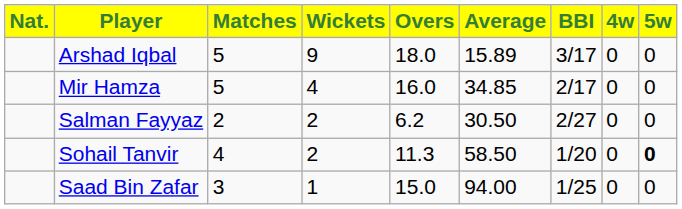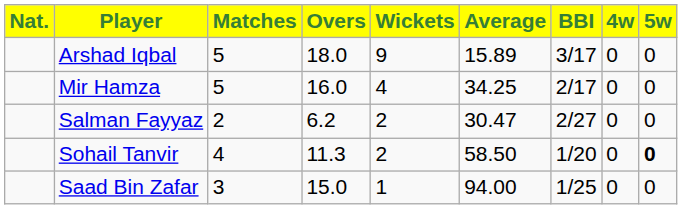columns swapped: (425, 21) <-> (346, 21)
(490, 87) 34.85 -> (490, 87) 34.25
(490, 120) 30.50 -> (490, 120) 30.47
